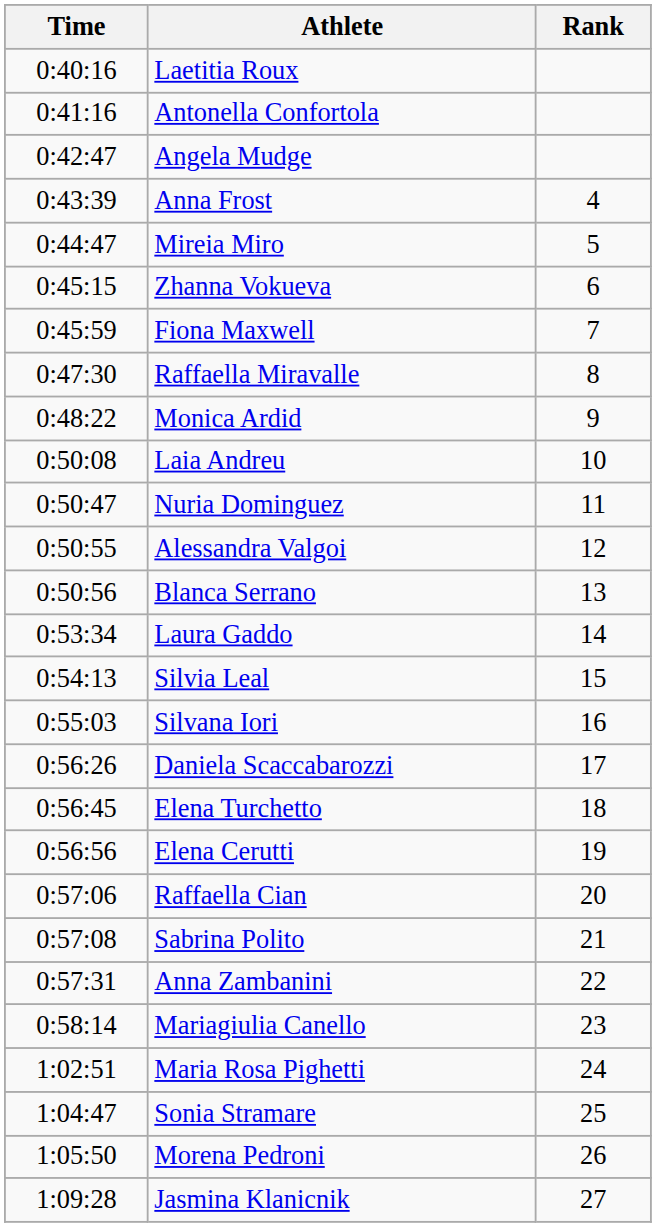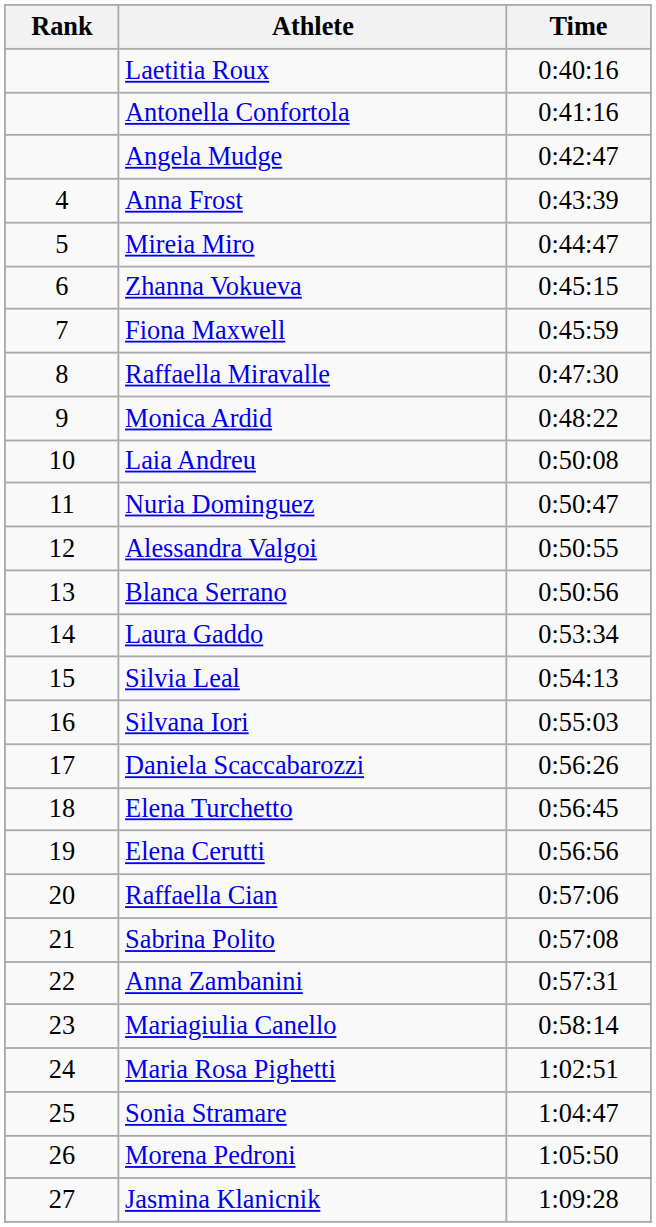columns swapped: (593, 26) <-> (77, 26)
